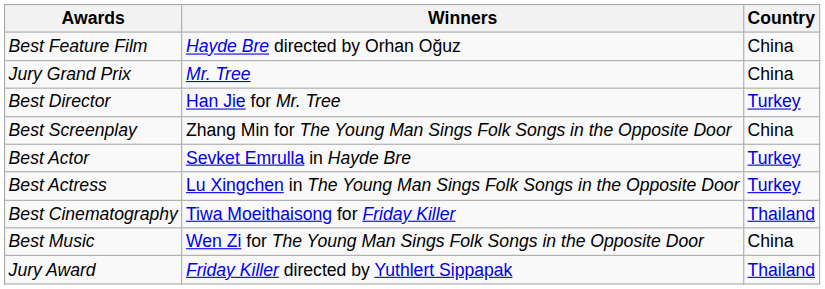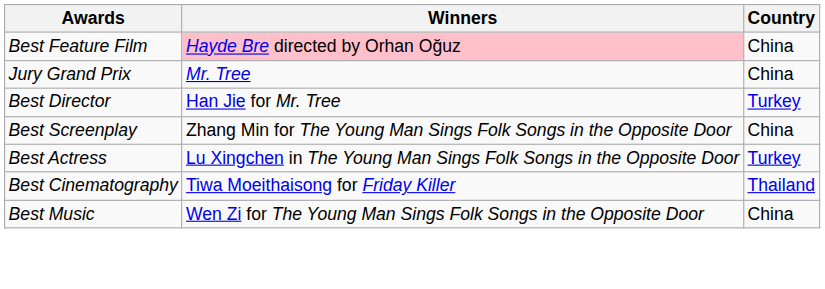(323, 46) no background -> (323, 46) pink background
- row: (49, 158)
- row: (52, 269)
